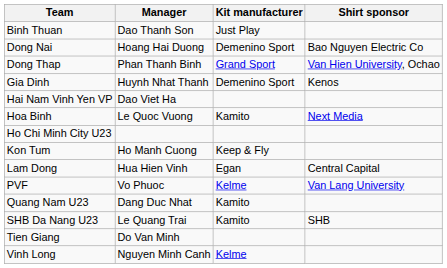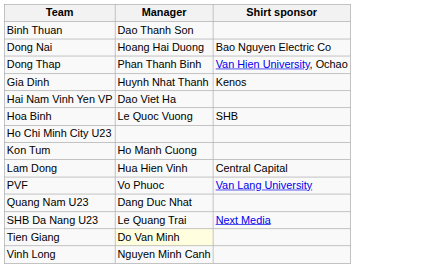- column: (259, 13)
(335, 116) Next Media -> (227, 116) SHB
(319, 220) SHB -> (243, 220) Next Media
(149, 237) no background -> (149, 237) lightyellow background
